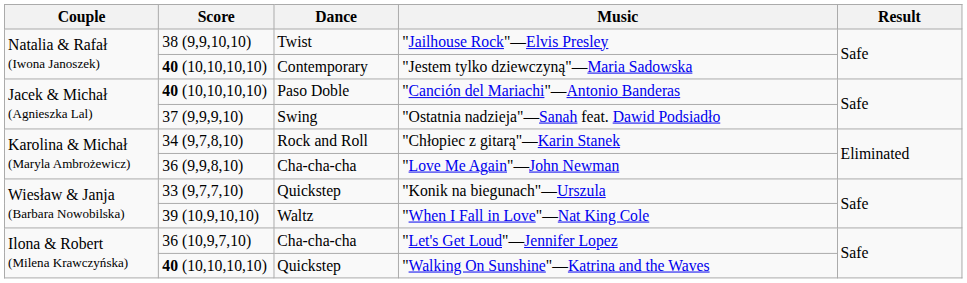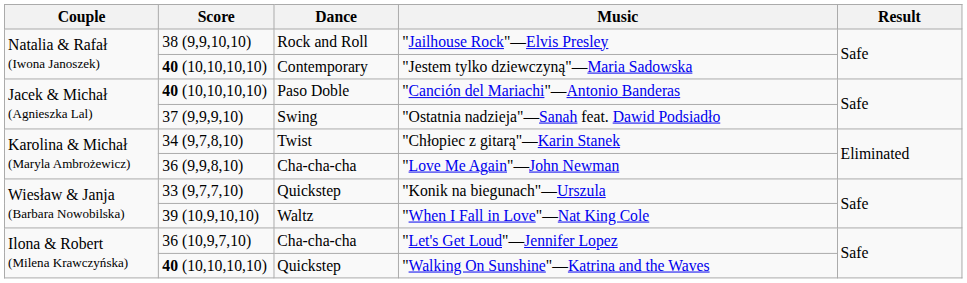(295, 41) Twist -> (323, 41) Rock and Roll
(323, 141) Rock and Roll -> (295, 141) Twist
